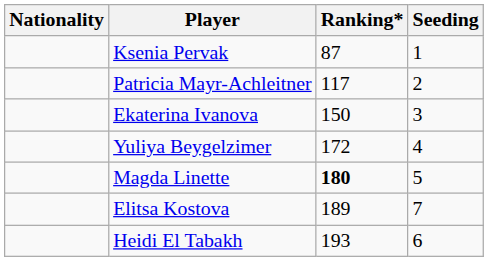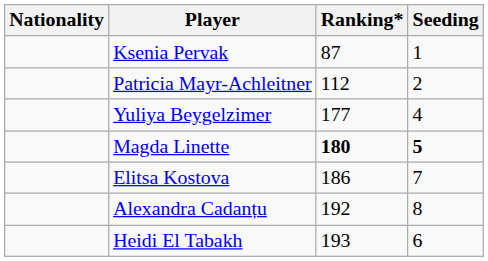(335, 83) 117 -> (335, 83) 112
- row: (186, 114)
(336, 146) 172 -> (336, 114) 177
(418, 177) normal -> (418, 146) bold
(336, 209) 189 -> (336, 177) 186
+ row: (190, 209)
